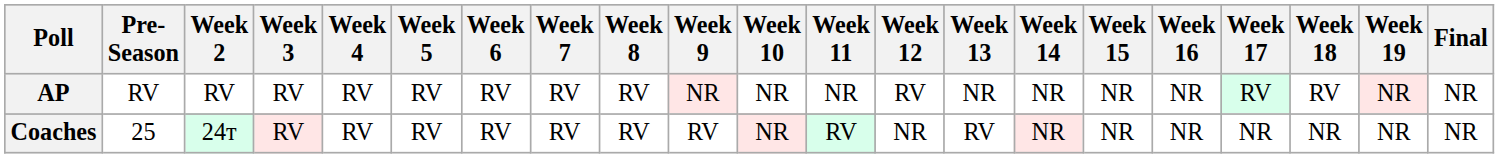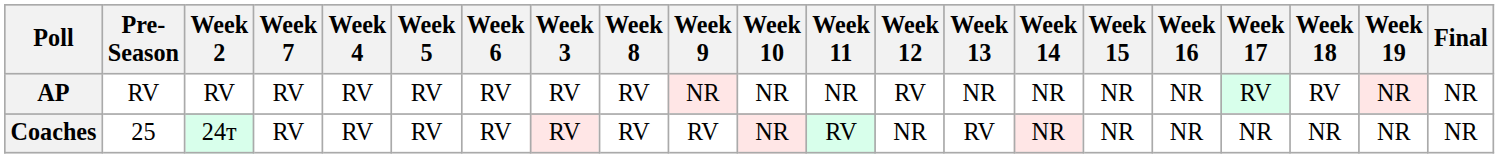columns swapped: (288, 39) <-> (565, 39)
